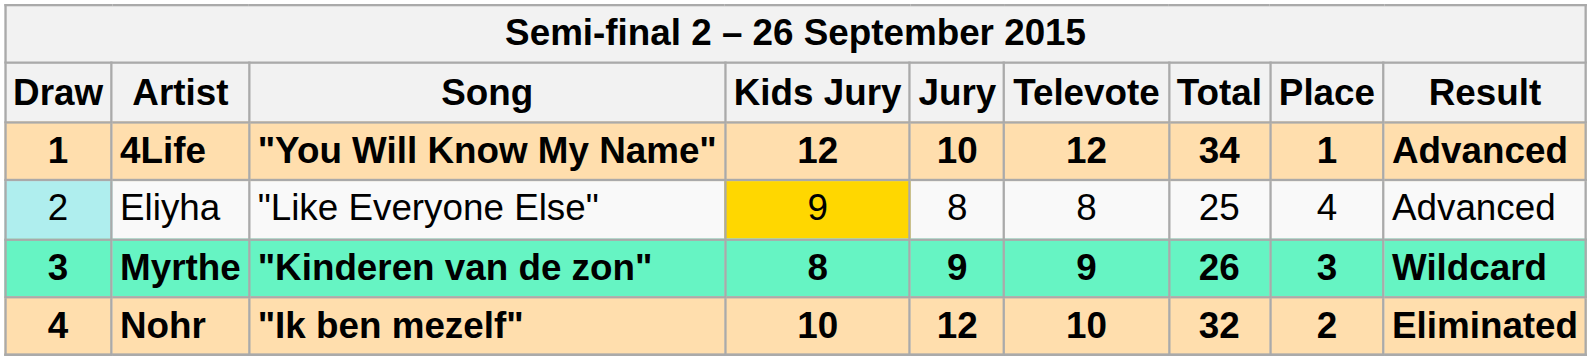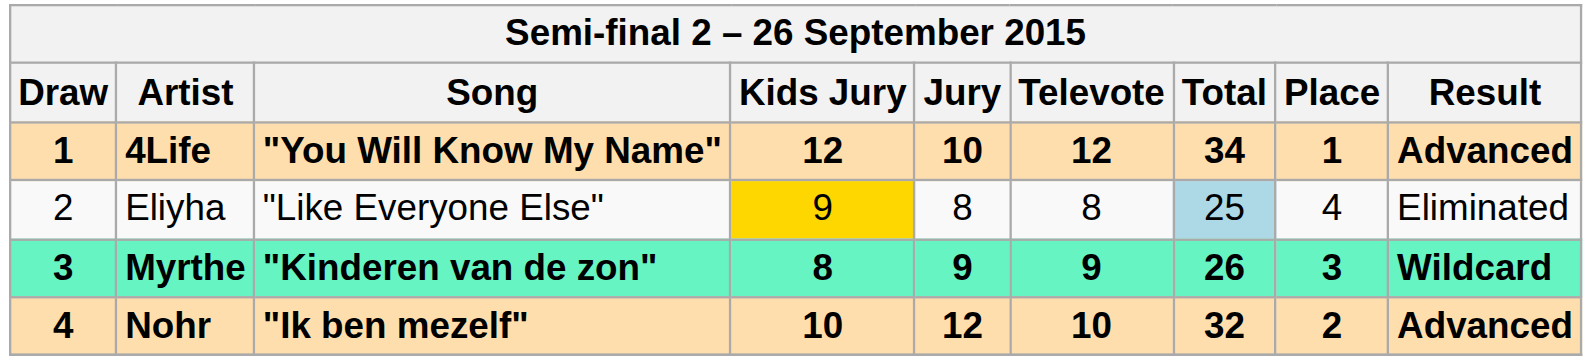(58, 208) paleturquoise background -> (63, 208) no background
(1219, 208) no background -> (1224, 208) lightblue background
(1474, 208) Advanced -> (1483, 208) Eliminated
(1485, 325) Eliminated -> (1485, 325) Advanced
